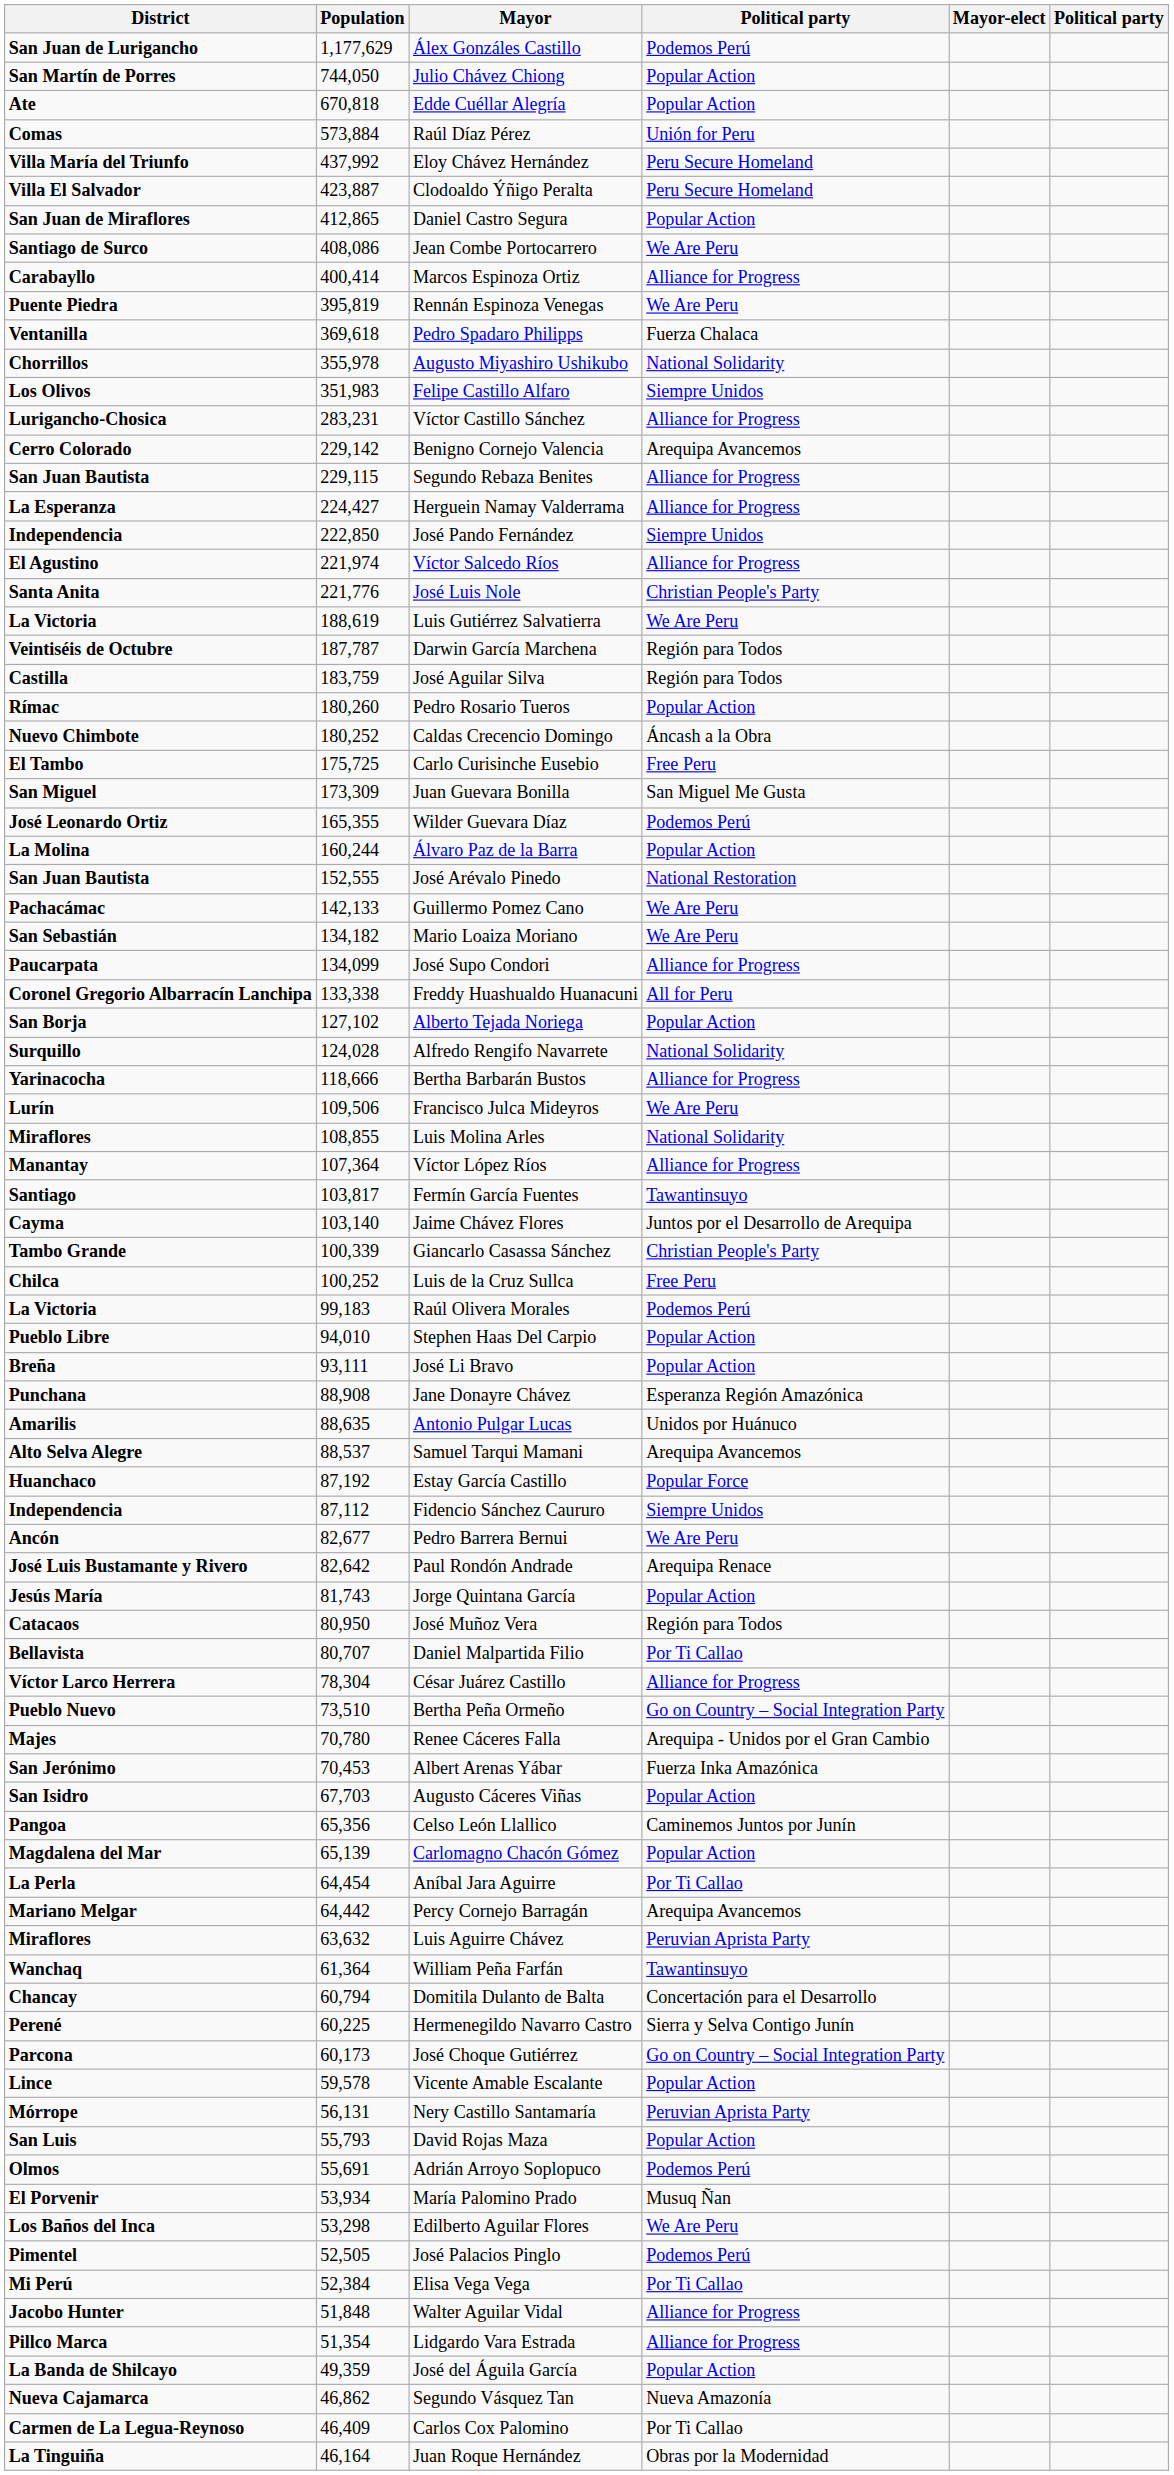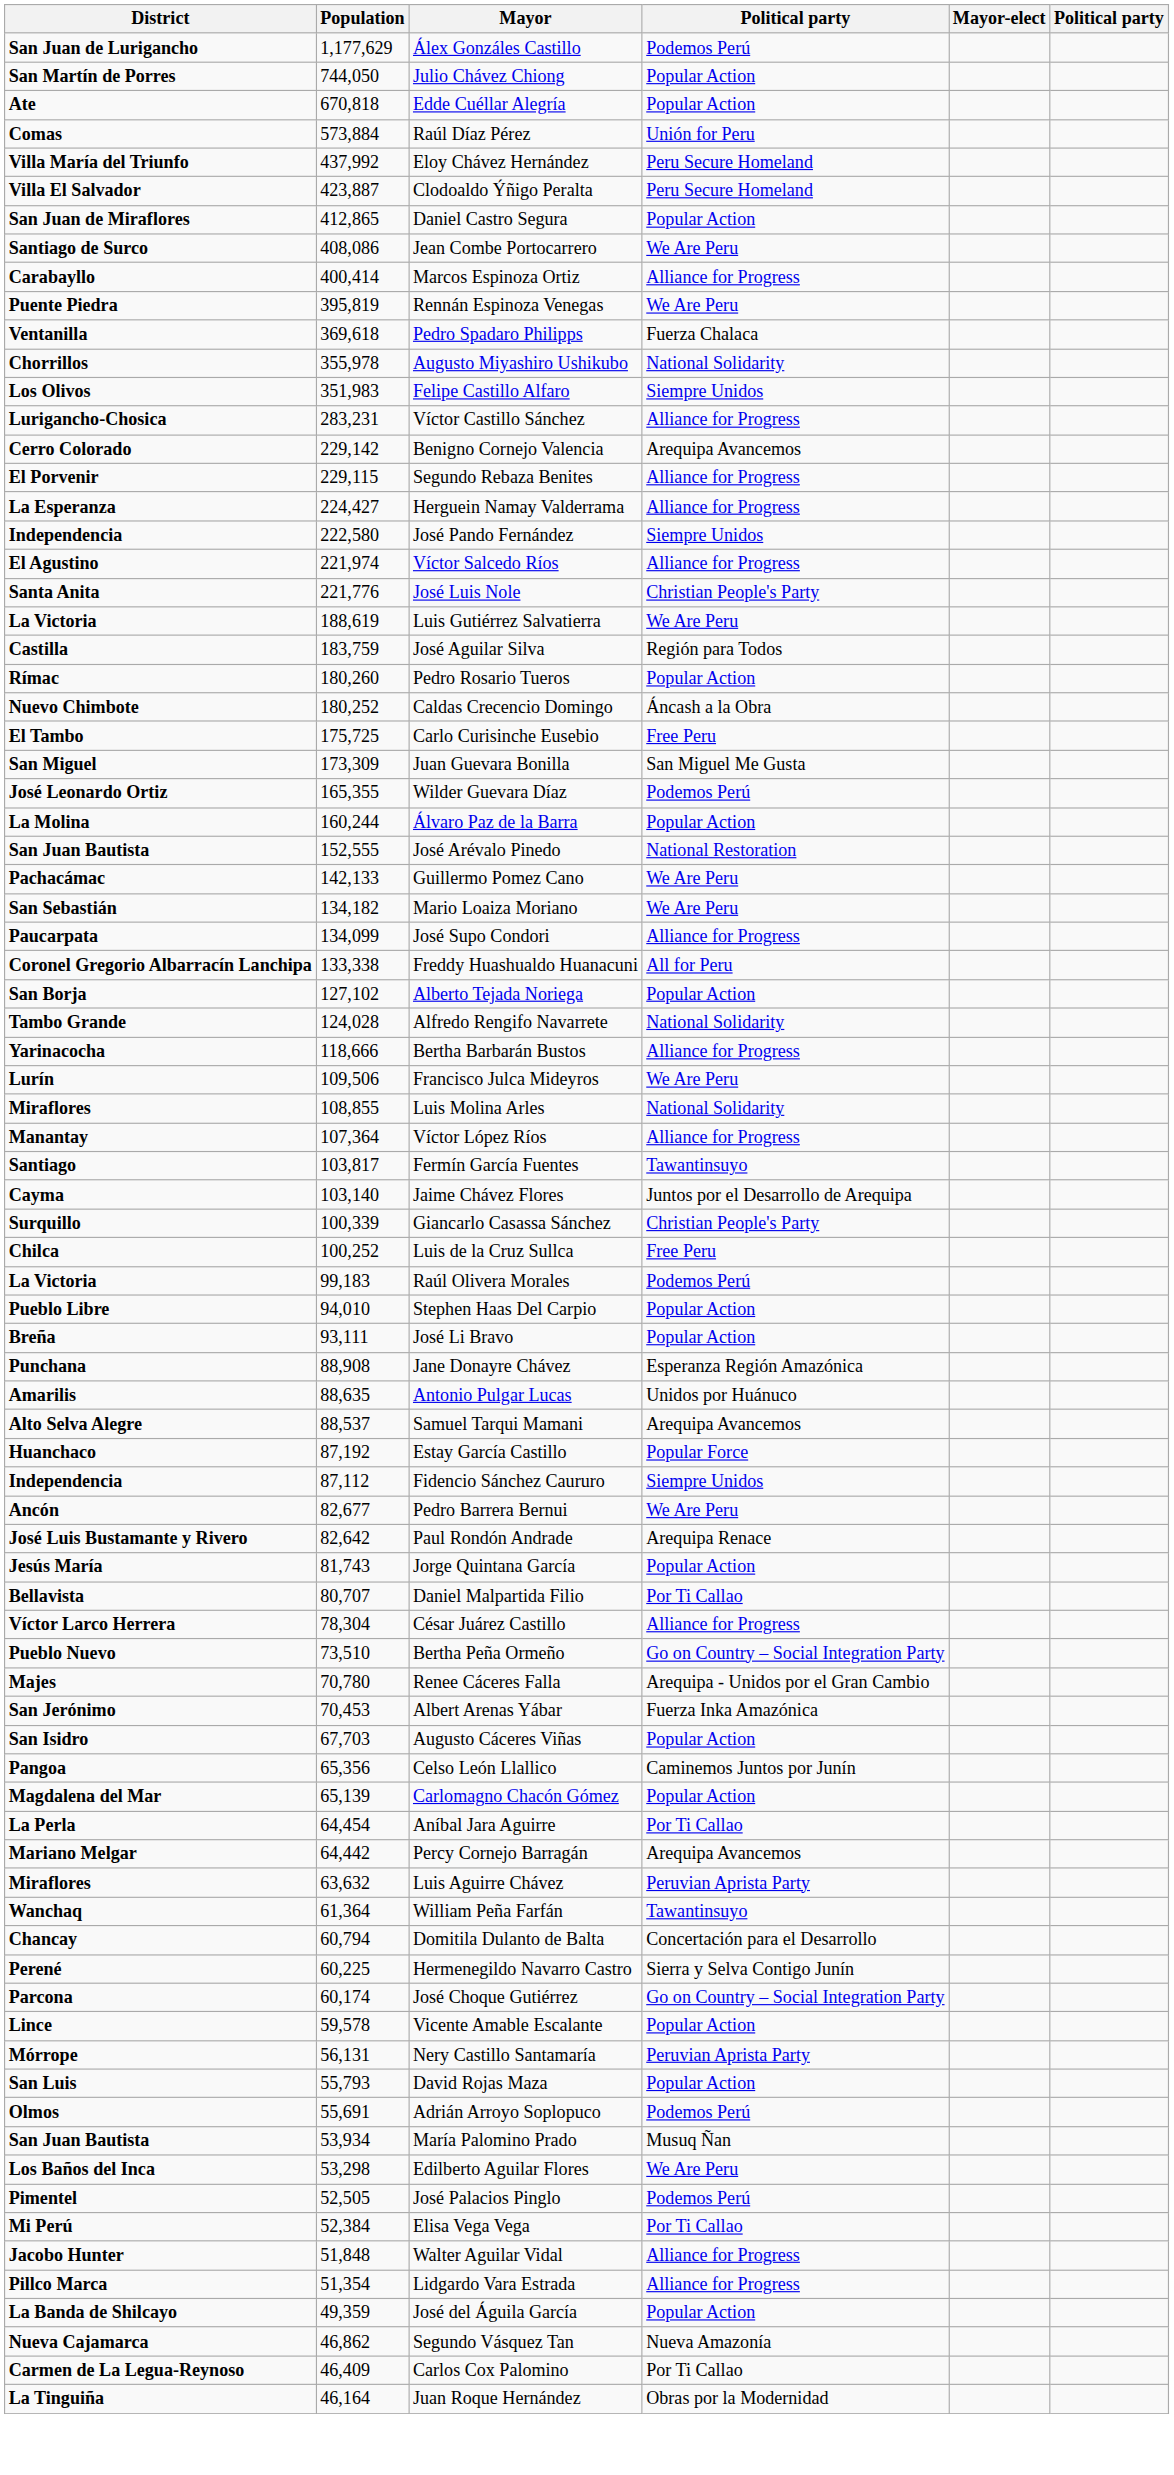(79, 477) San Juan Bautista -> (54, 477) El Porvenir
(350, 534) 222,850 -> (350, 534) 222,580
- row: (505, 649)
(45, 1051) Surquillo -> (67, 1022) Tambo Grande
(67, 1251) Tambo Grande -> (45, 1223) Surquillo
- row: (475, 1624)
(345, 2054) 60,173 -> (345, 1997) 60,174
(54, 2198) El Porvenir -> (79, 2140) San Juan Bautista
